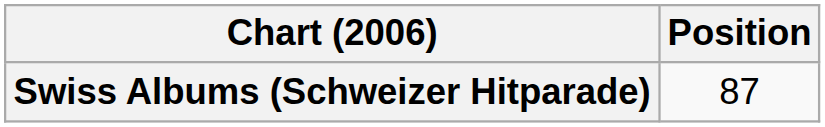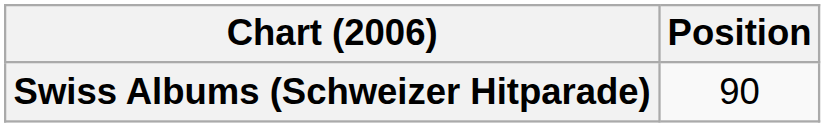(740, 91) 87 -> (740, 91) 90
